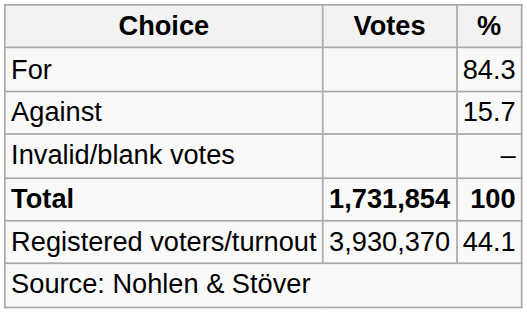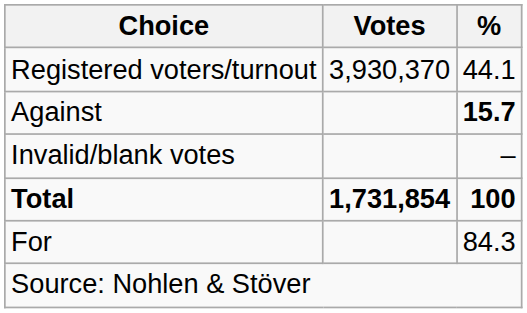rows swapped: (32, 69) <-> (164, 241)
(489, 112) normal -> (489, 112) bold
